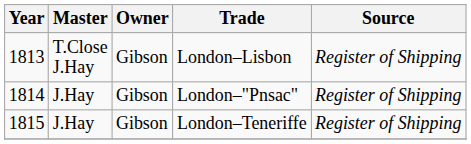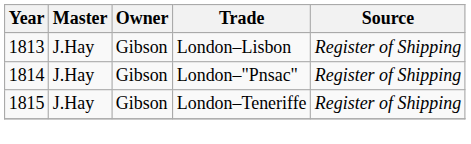(80, 57) T.Close J.Hay -> (73, 47) J.Hay
